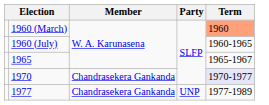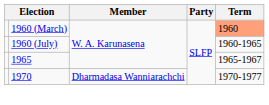(123, 76) Chandrasekera Gankanda -> (128, 76) Dharmadasa Wanniarachchi
(230, 76) lavender background -> (240, 76) no background
- row: (21, 92)
